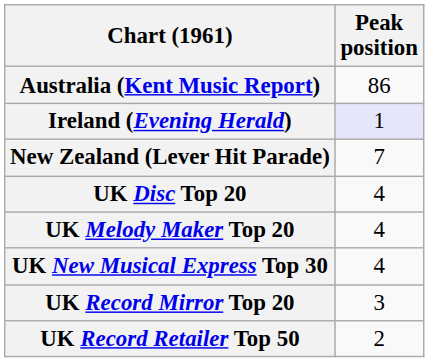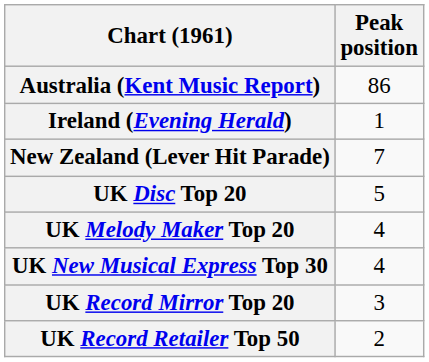(379, 120) lavender background -> (379, 120) no background
(379, 193) 4 -> (379, 193) 5
